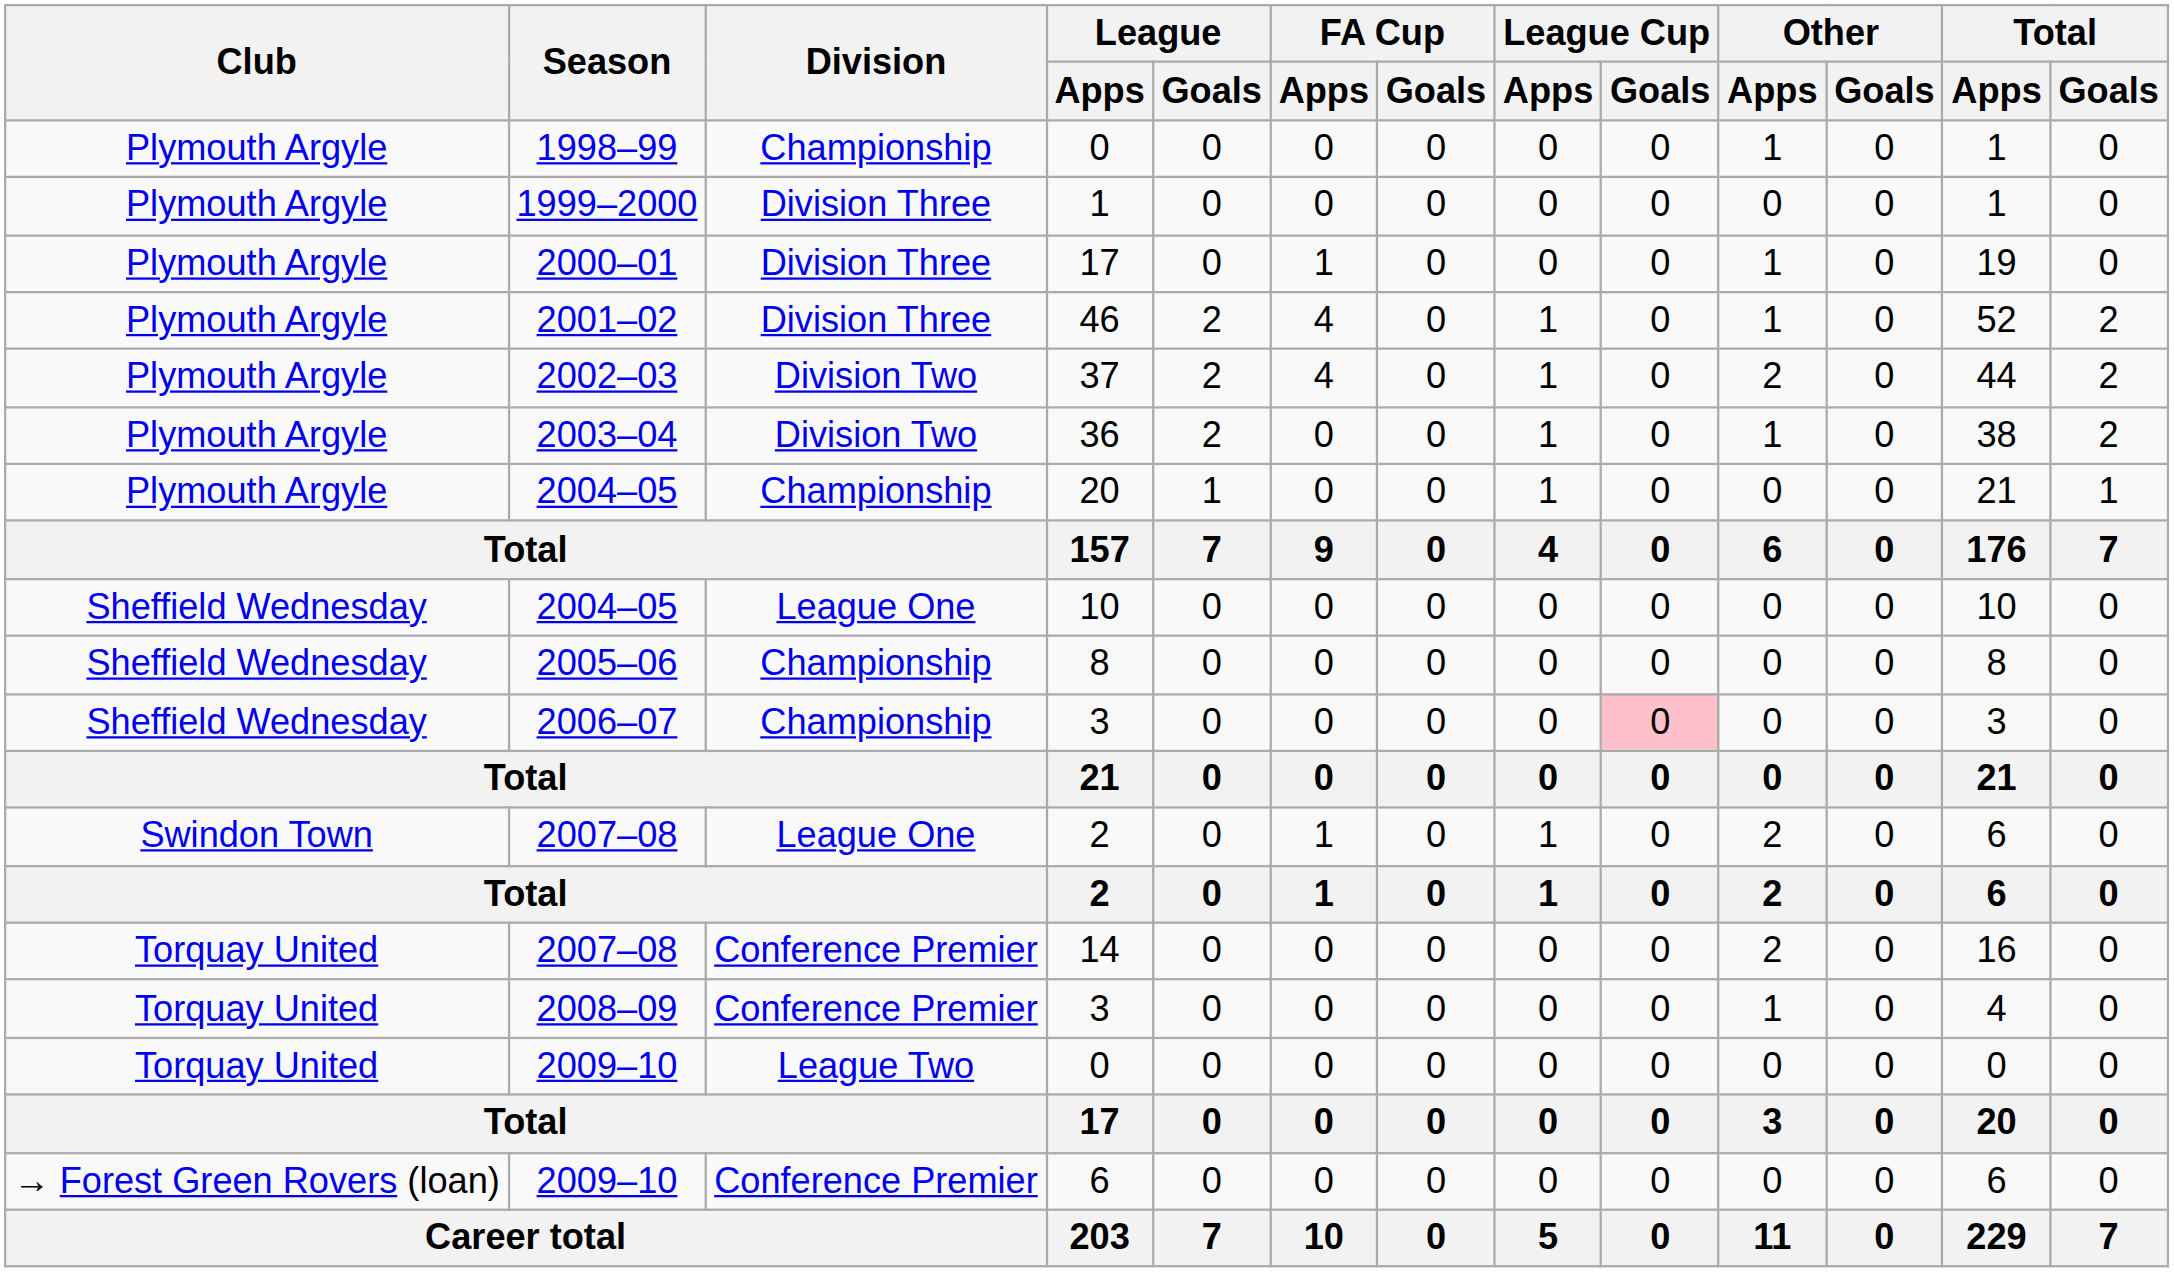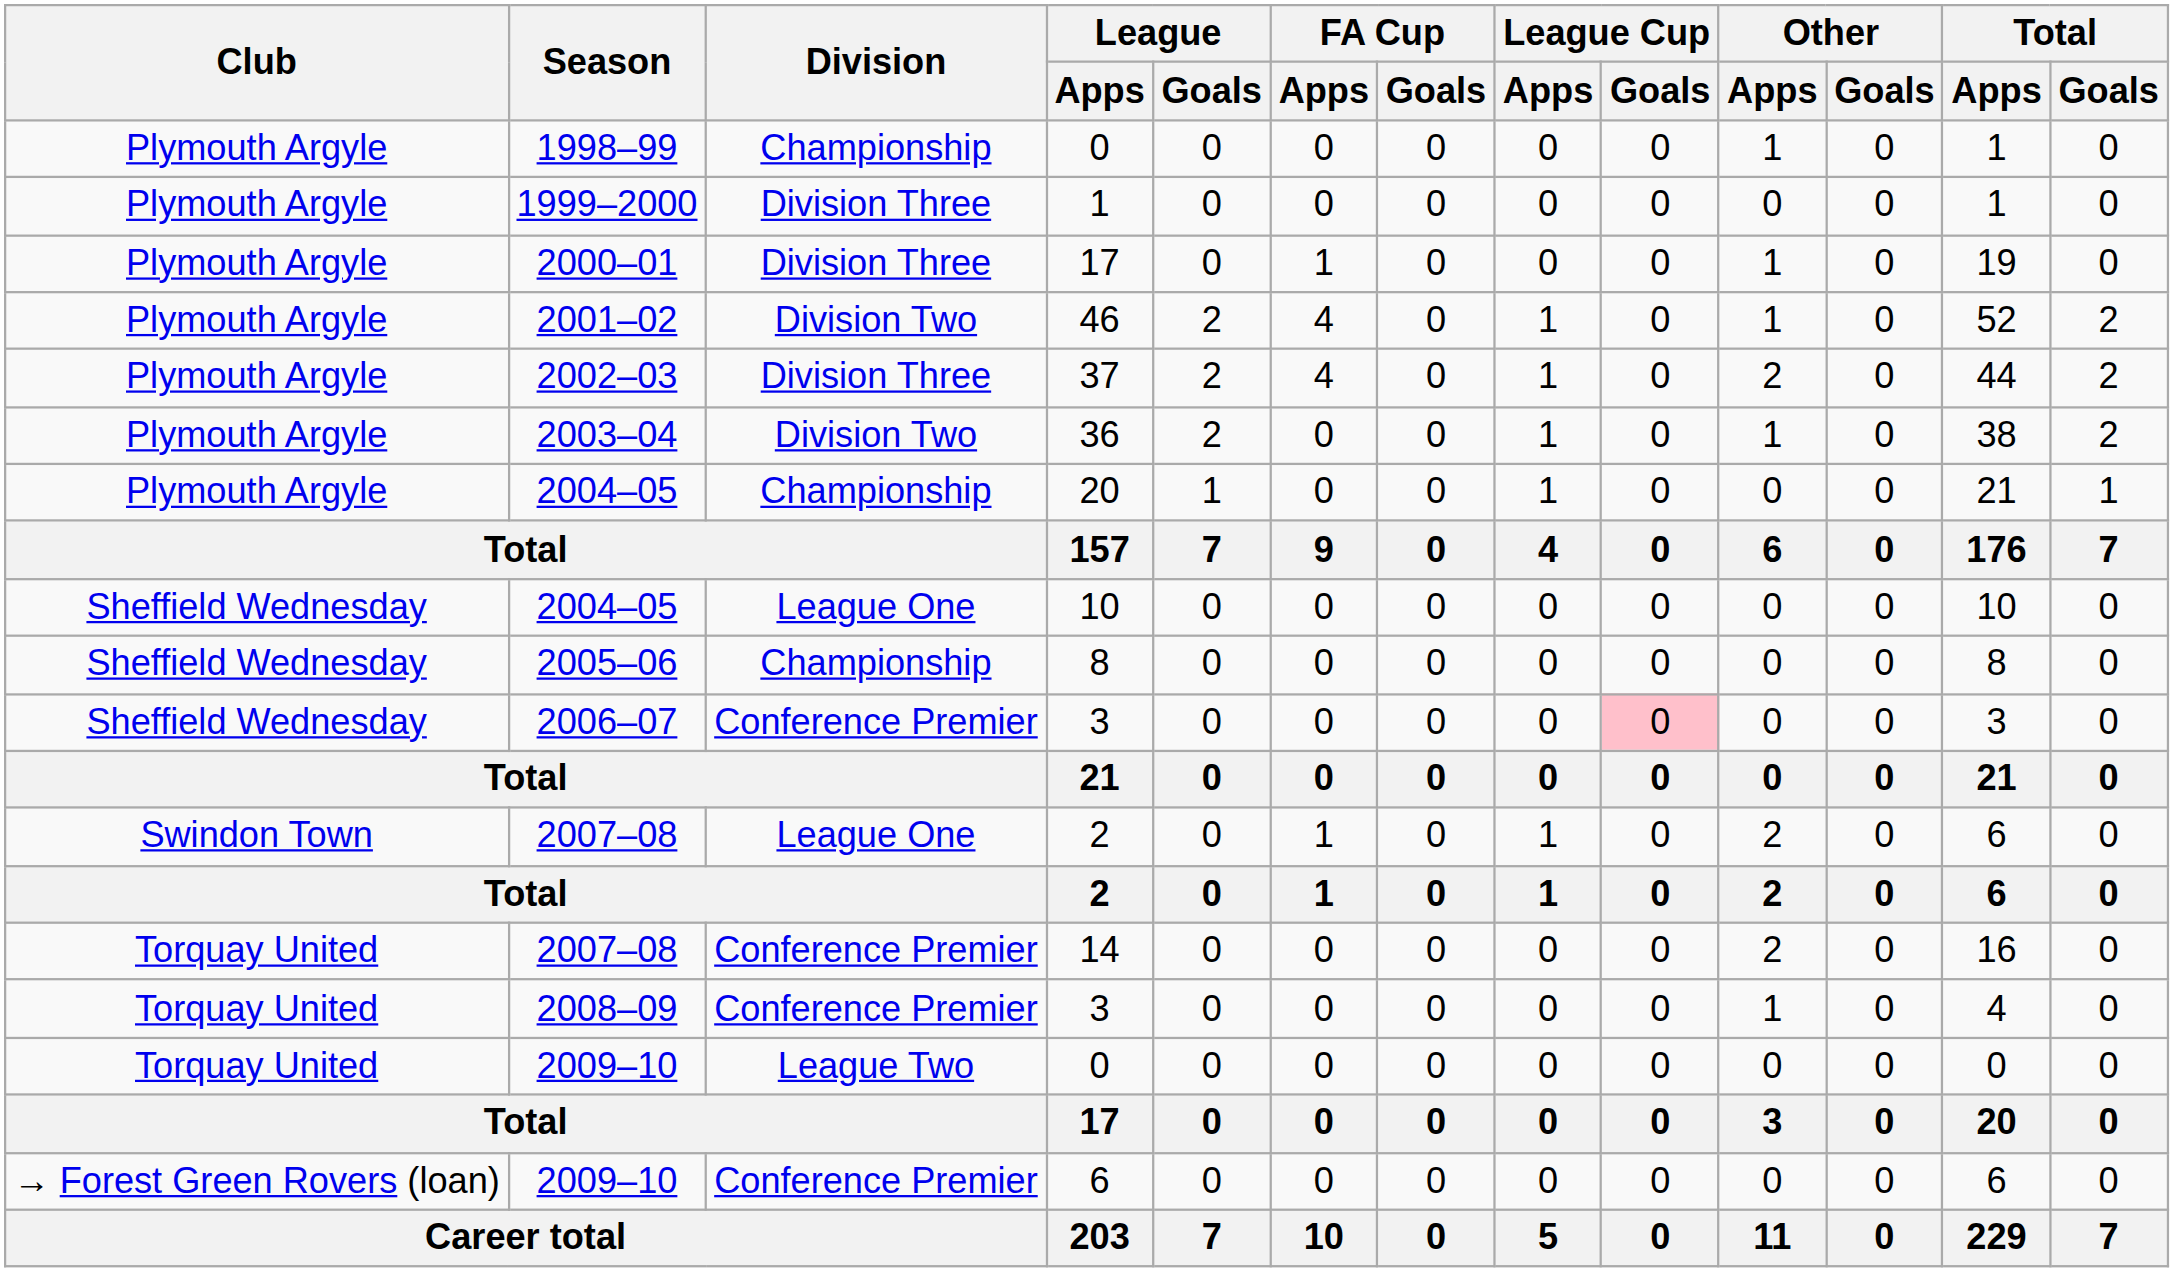(876, 319) Division Three -> (876, 319) Division Two
(876, 377) Division Two -> (876, 377) Division Three
(876, 721) Championship -> (876, 721) Conference Premier
